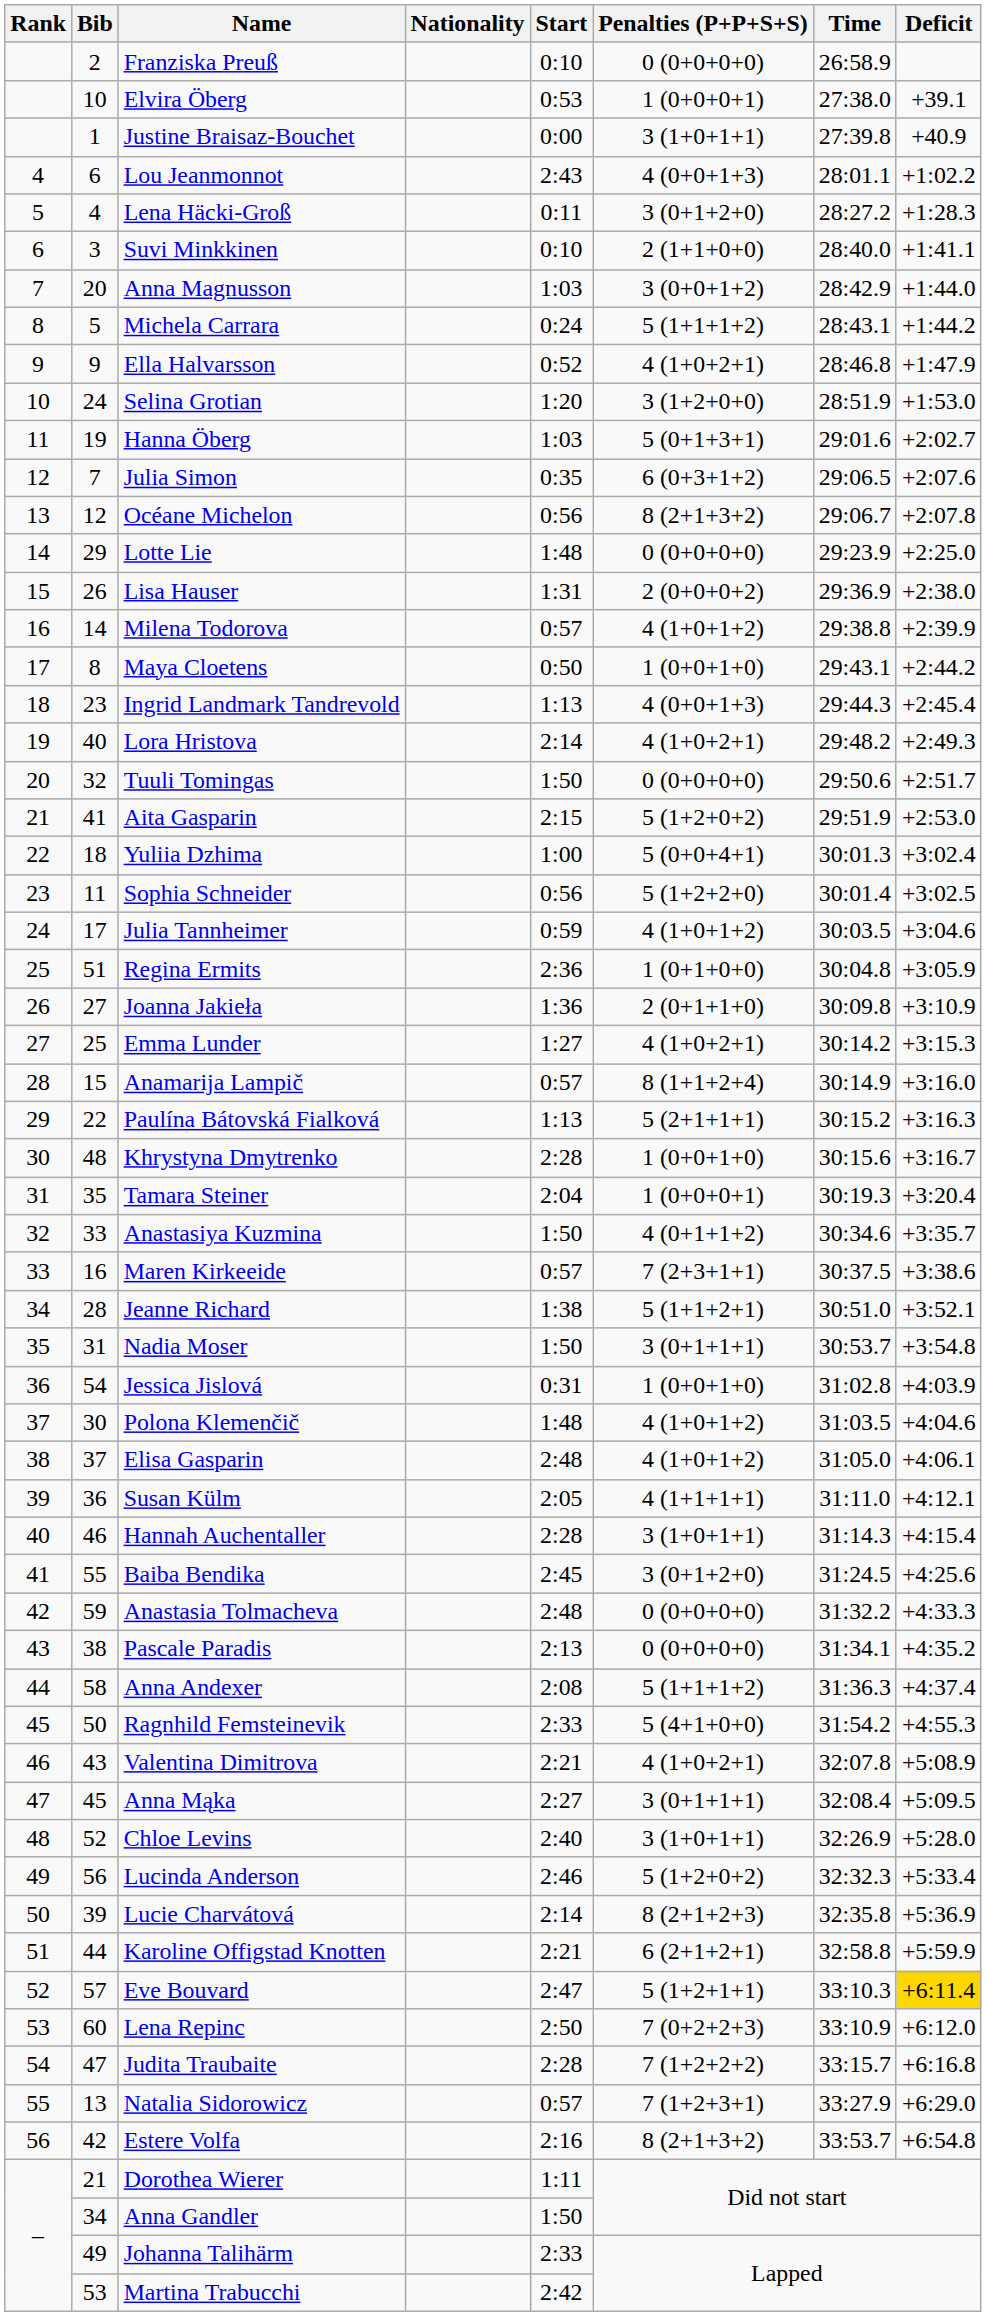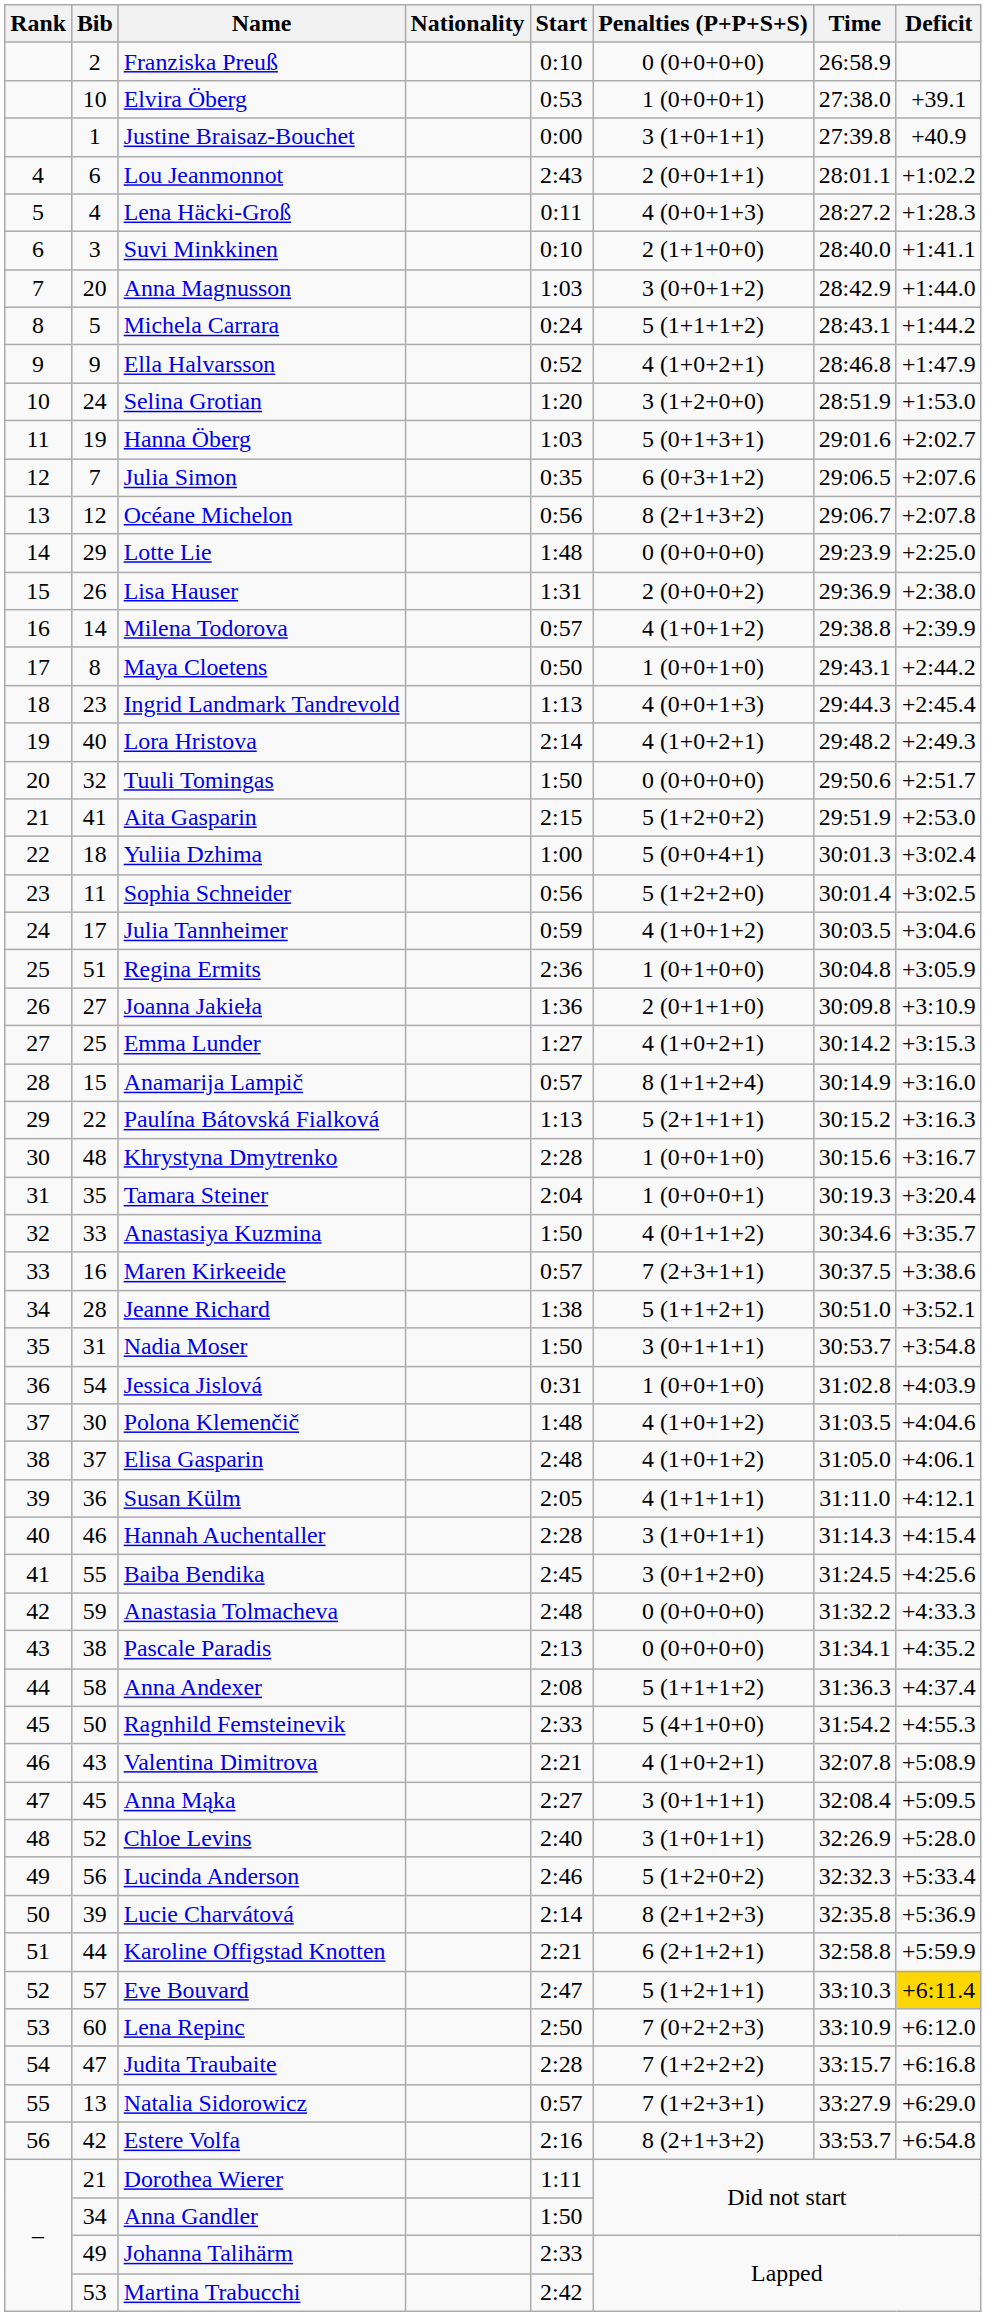(703, 174) 4 (0+0+1+3) -> (703, 174) 2 (0+0+1+1)
(703, 212) 3 (0+1+2+0) -> (703, 212) 4 (0+0+1+3)
